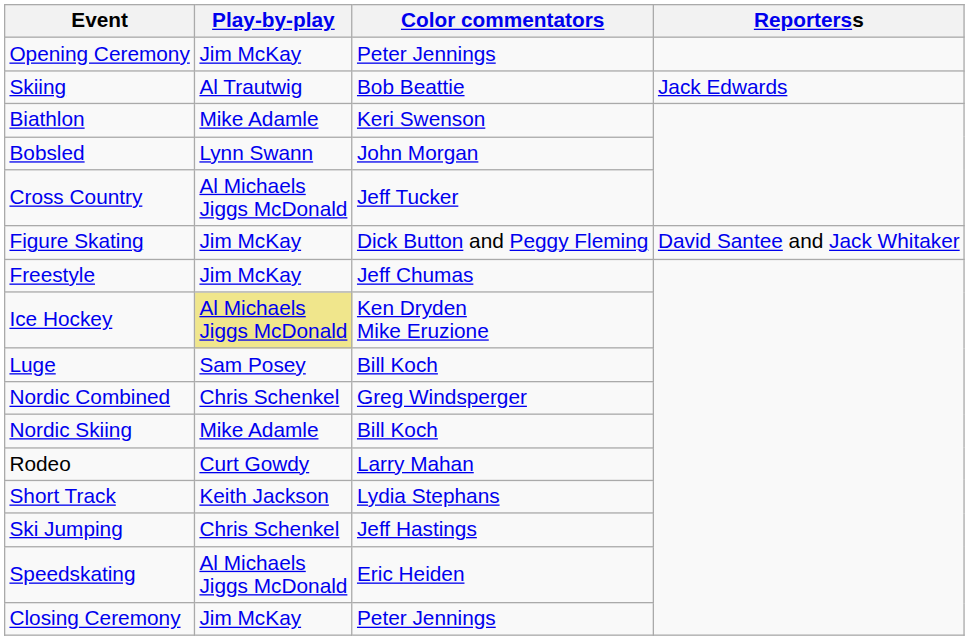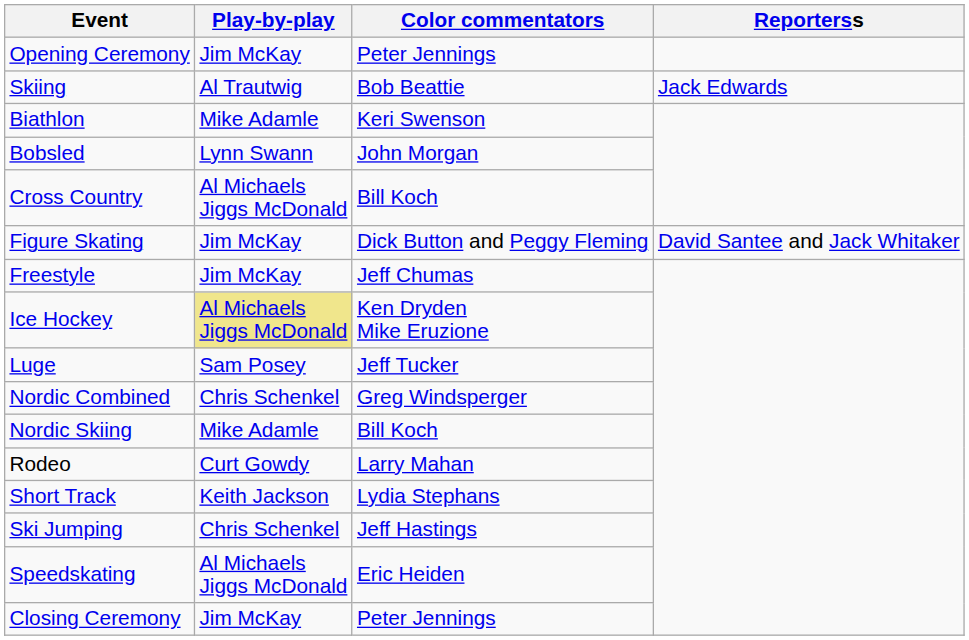(408, 197) Jeff Tucker -> (397, 197) Bill Koch
(397, 364) Bill Koch -> (408, 364) Jeff Tucker
